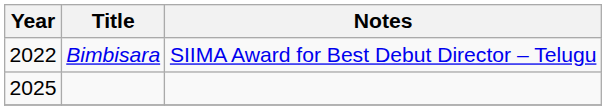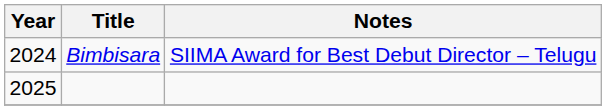(33, 54) 2022 -> (33, 54) 2024
